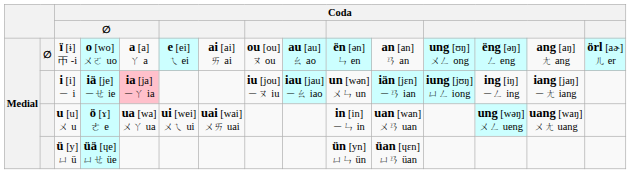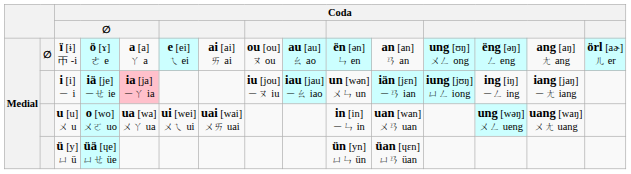(100, 53) o [wo] ㄨㄛ uo -> (100, 53) ö [ɤ] ㄜ e
(100, 119) ö [ɤ] ㄜ e -> (100, 119) o [wo] ㄨㄛ uo
